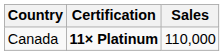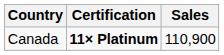(190, 38) 110,000 -> (190, 38) 110,900
